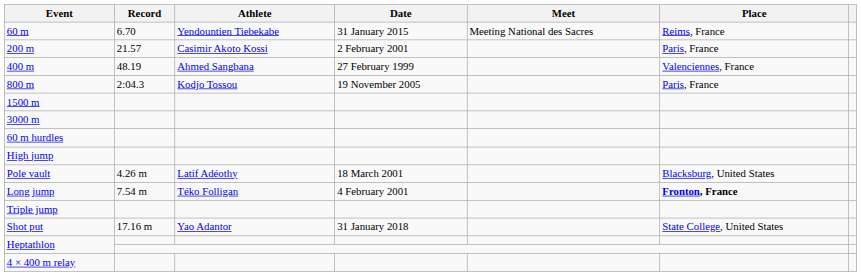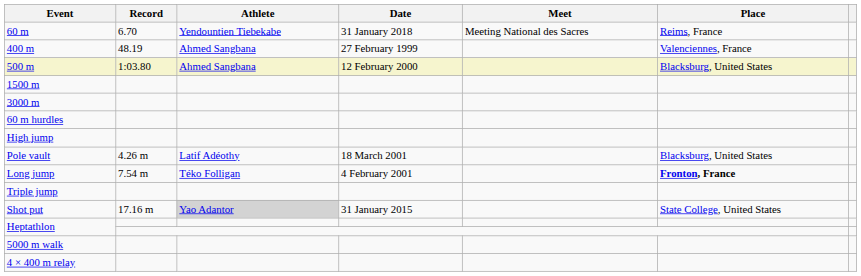(373, 31) 31 January 2015 -> (377, 31) 31 January 2018
- row: (20, 49)
+ row: (20, 66)
- row: (20, 84)
(204, 227) no background -> (206, 209) lightgrey background
(373, 227) 31 January 2018 -> (377, 209) 31 January 2015
+ row: (35, 244)
